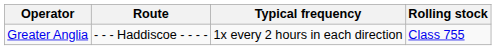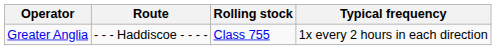columns swapped: (448, 14) <-> (308, 14)
